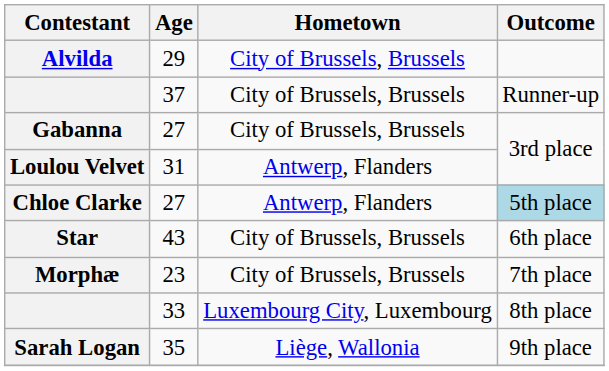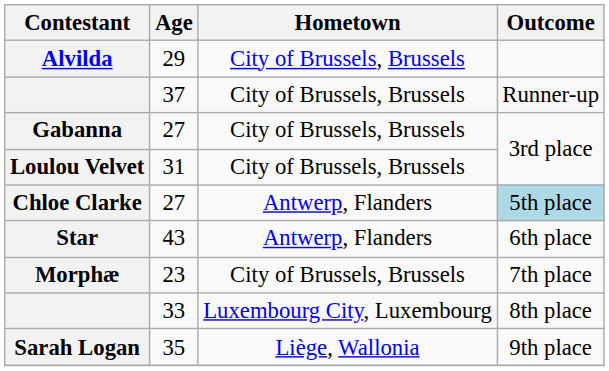(348, 166) Antwerp, Flanders -> (348, 166) City of Brussels, Brussels
(348, 238) City of Brussels, Brussels -> (348, 238) Antwerp, Flanders
